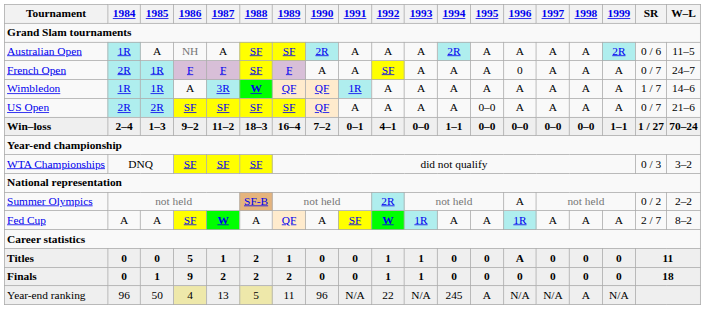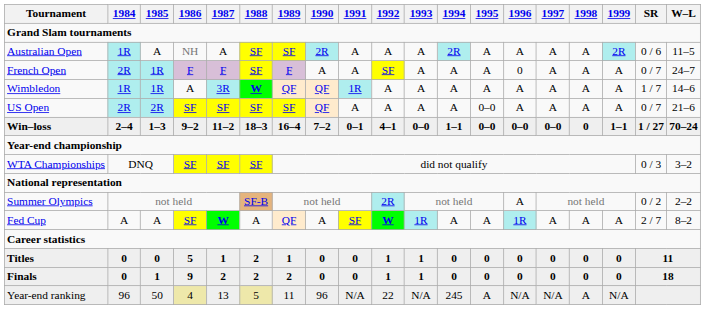(586, 126) 0–0 -> (586, 126) 0
(520, 258) A -> (520, 258) 0
